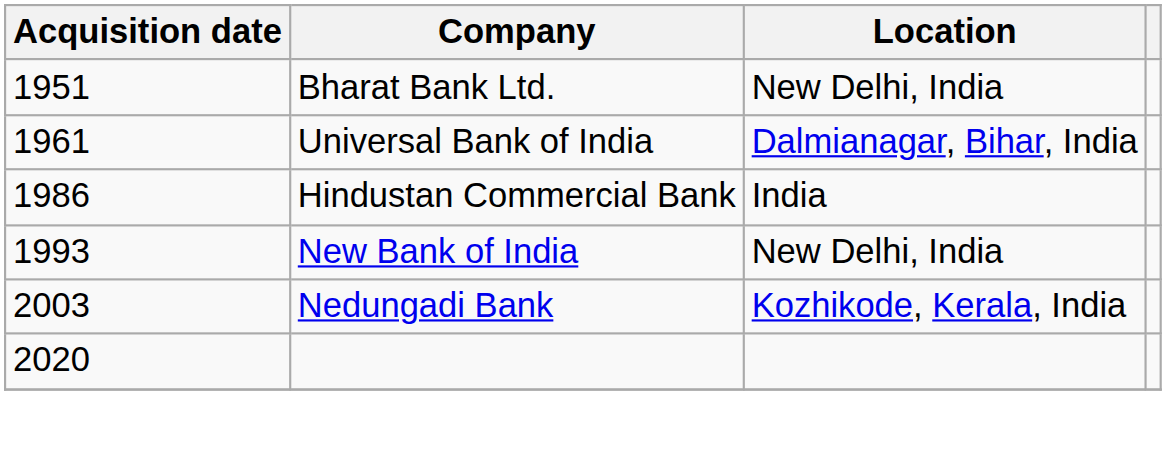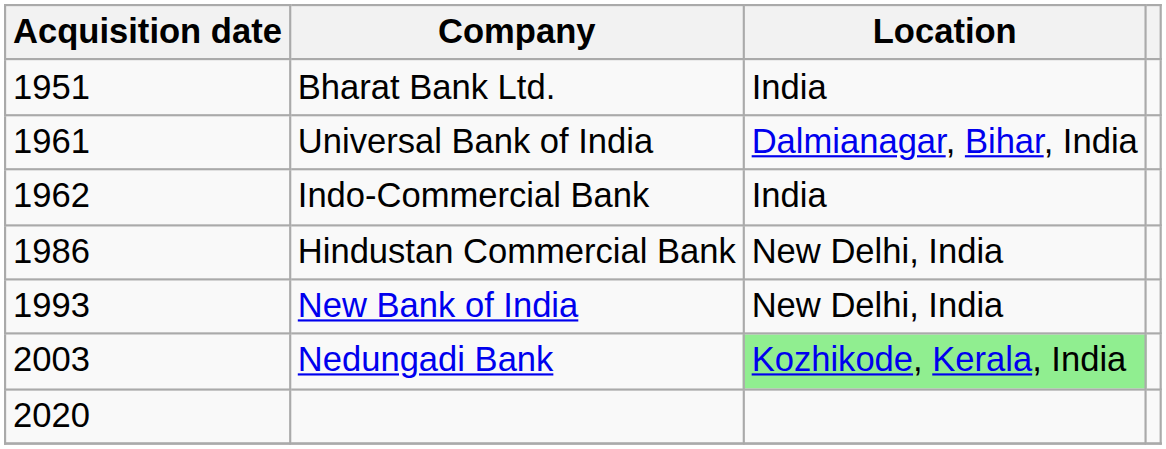(877, 86) New Delhi, India -> (789, 86) India
+ row: (51, 196)
(789, 196) India -> (877, 251) New Delhi, India
(939, 305) no background -> (939, 360) lightgreen background
